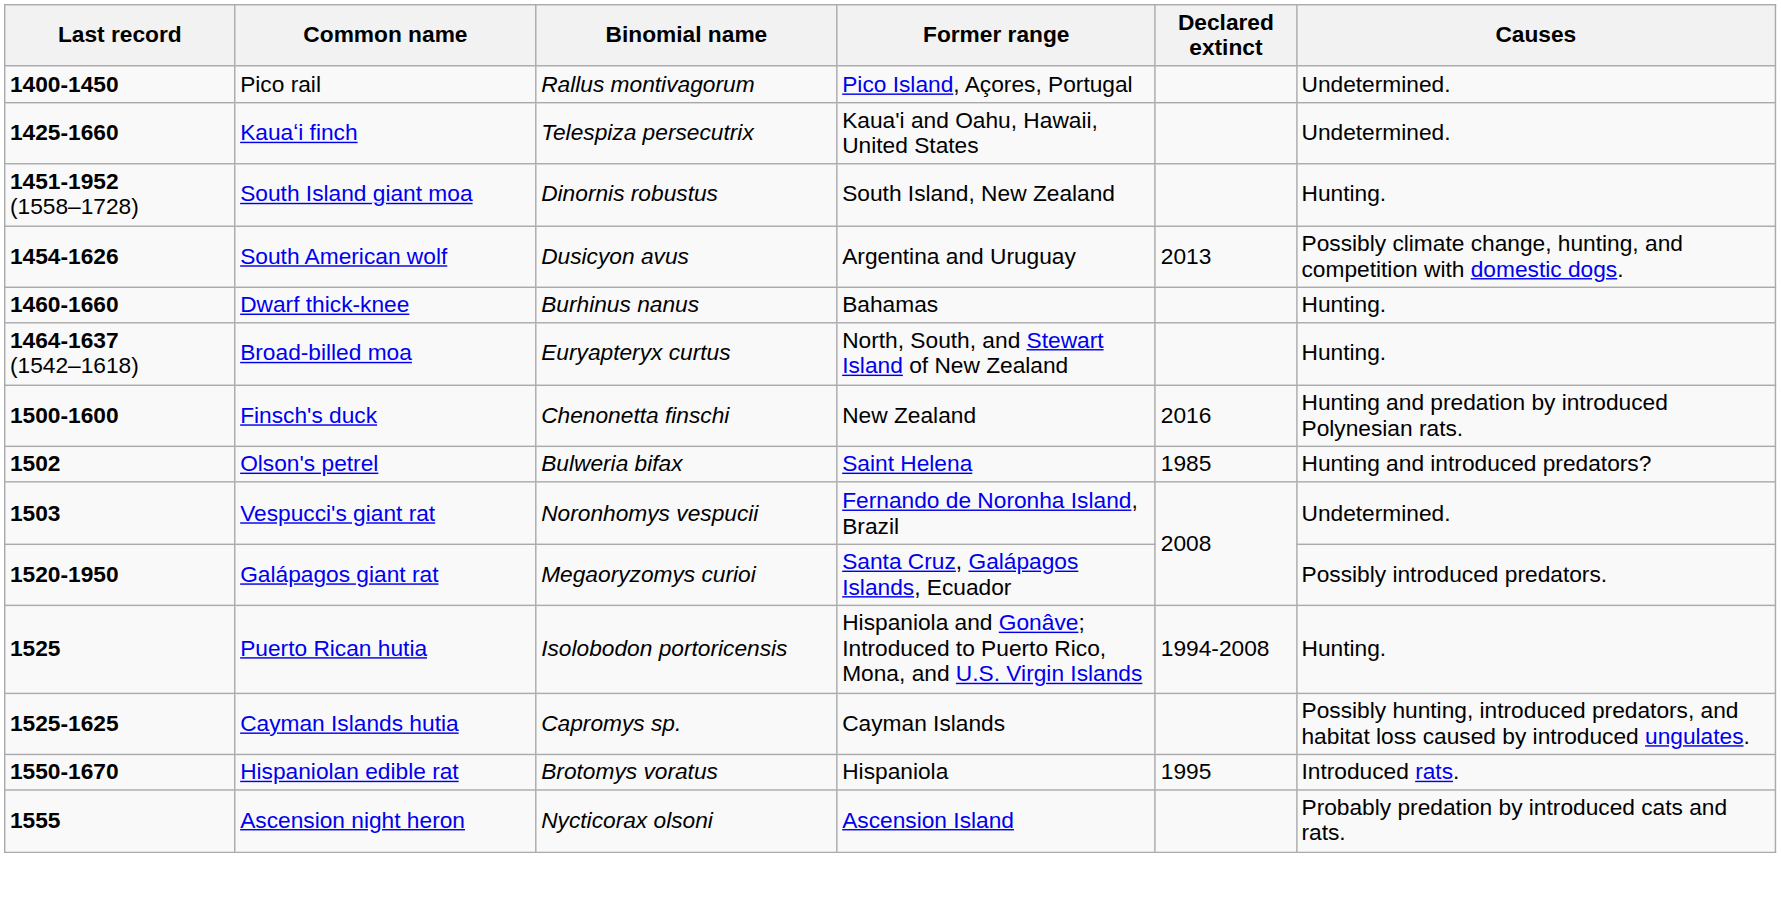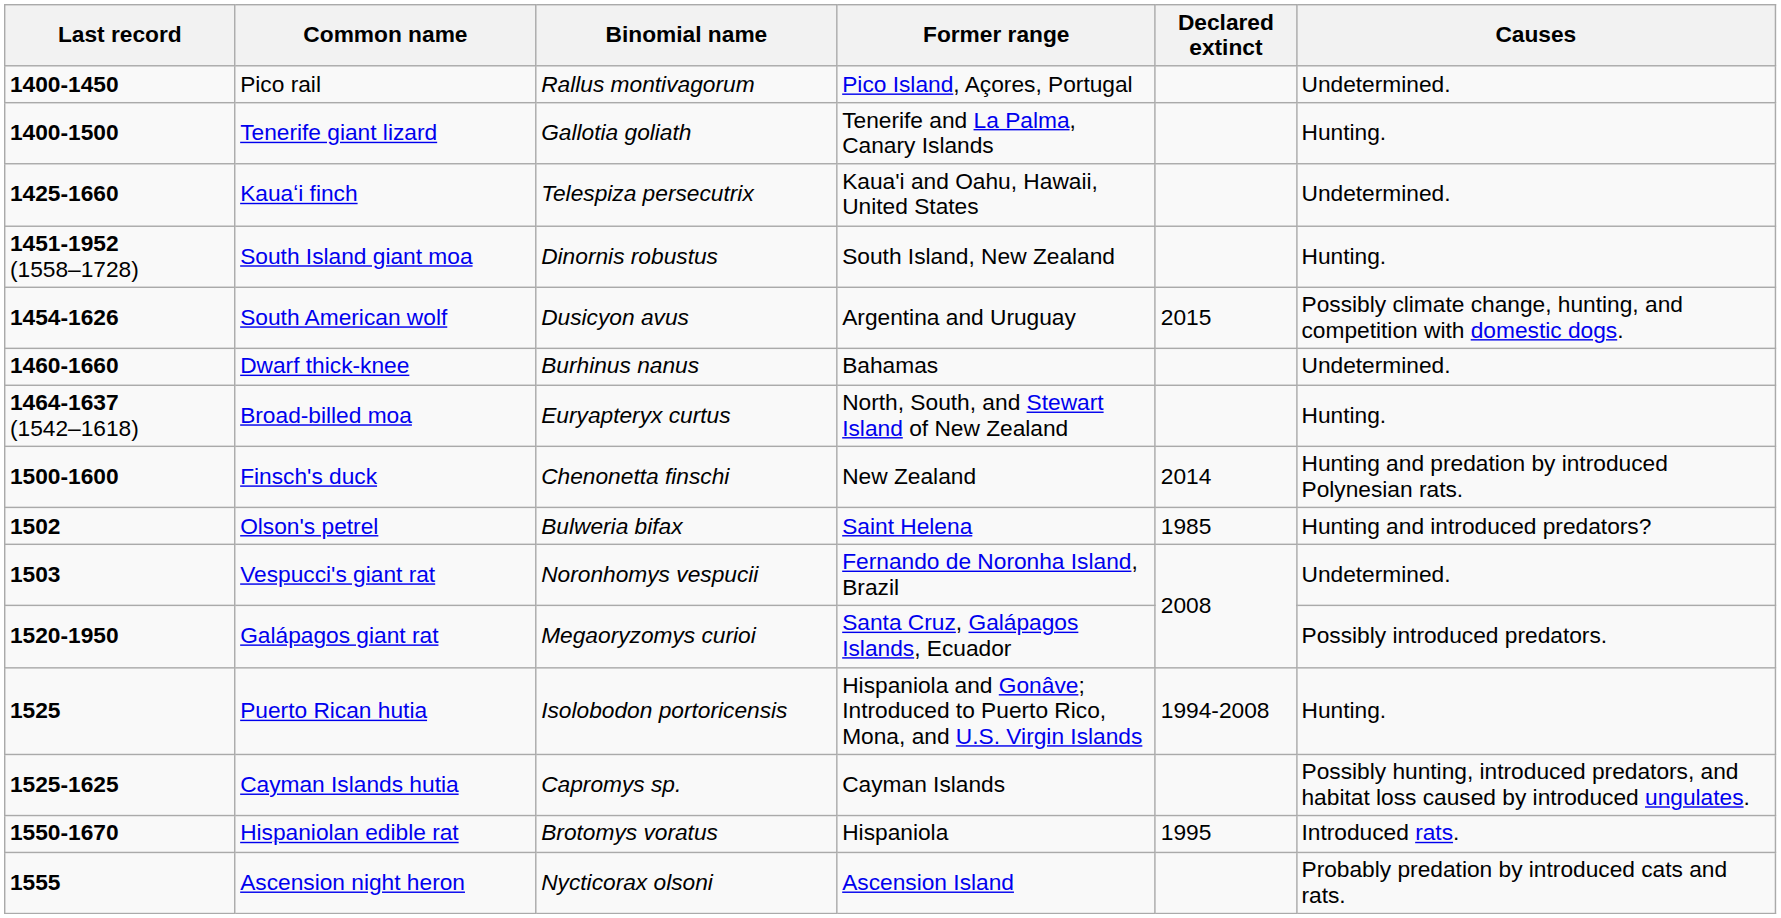+ row: (339, 132)
(1186, 256) 2013 -> (1186, 317) 2015
(1344, 304) Hunting. -> (1376, 366) Undetermined.
(1186, 415) 2016 -> (1186, 476) 2014
